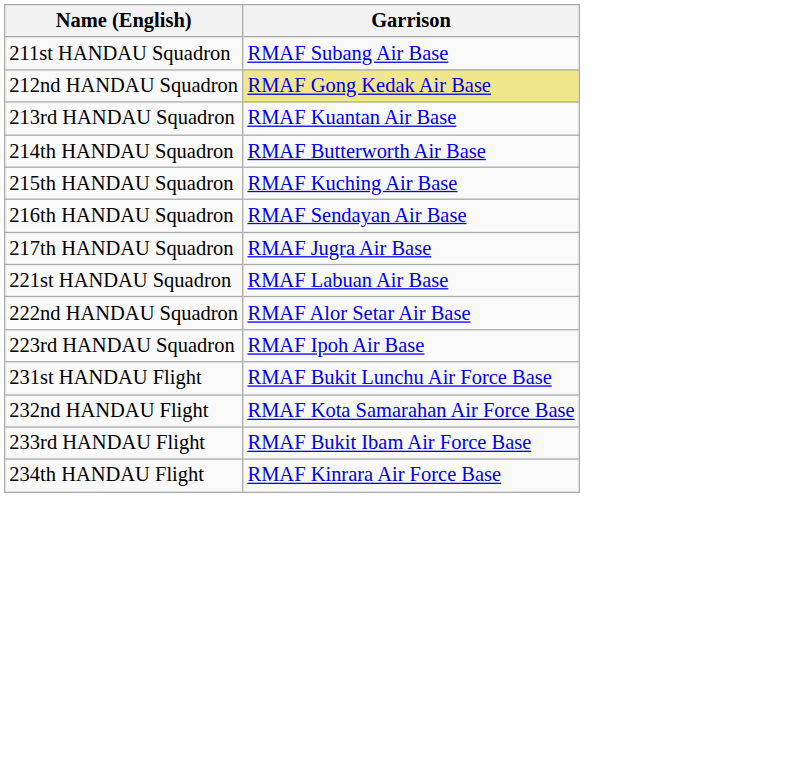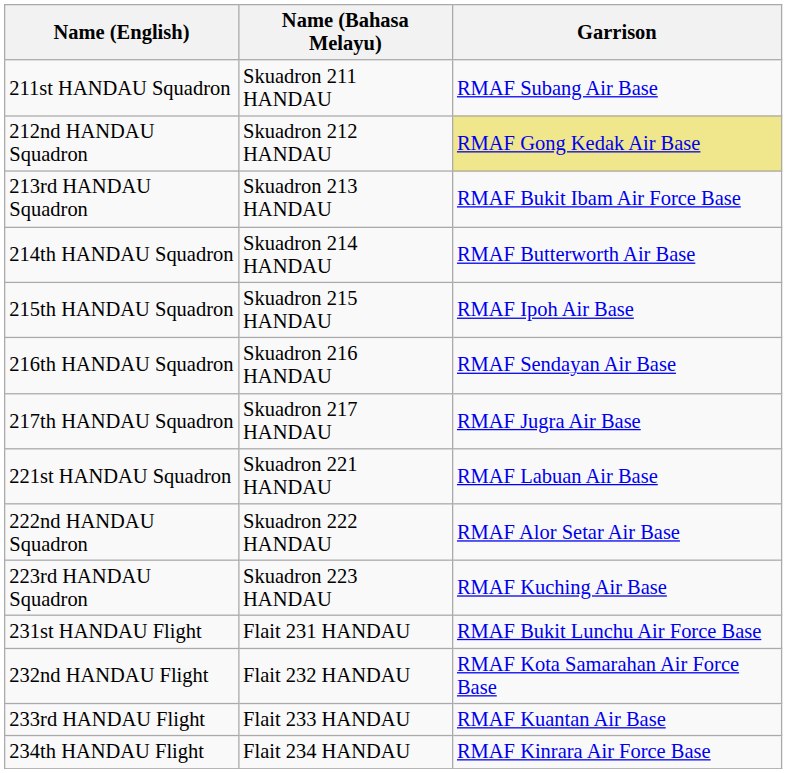+ column: (345, 32)
(352, 118) RMAF Kuantan Air Base -> (599, 198) RMAF Bukit Ibam Air Force Base
(352, 183) RMAF Kuching Air Base -> (545, 309) RMAF Ipoh Air Base
(336, 345) RMAF Ipoh Air Base -> (562, 587) RMAF Kuching Air Base
(389, 442) RMAF Bukit Ibam Air Force Base -> (561, 719) RMAF Kuantan Air Base
